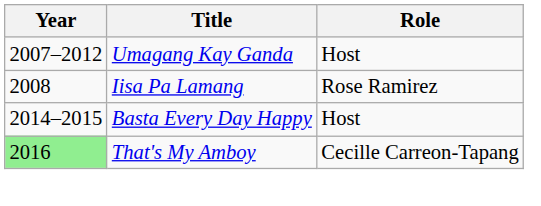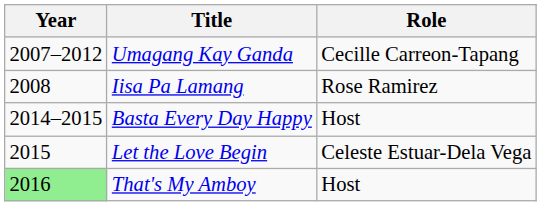(341, 53) Host -> (420, 53) Cecille Carreon-Tapang
+ row: (189, 151)
(420, 151) Cecille Carreon-Tapang -> (341, 184) Host
